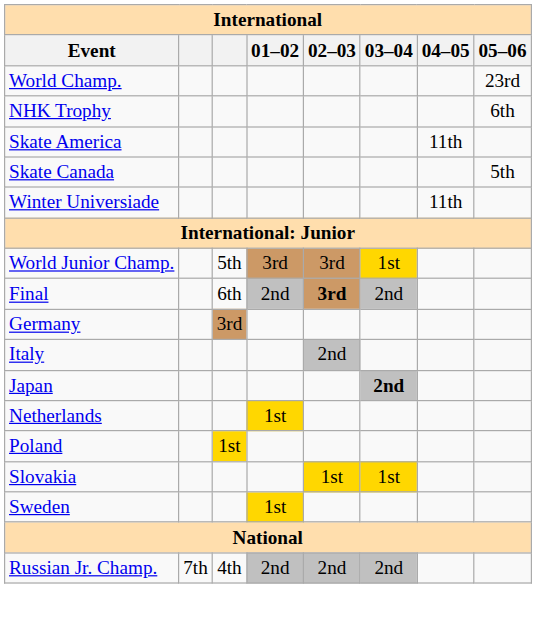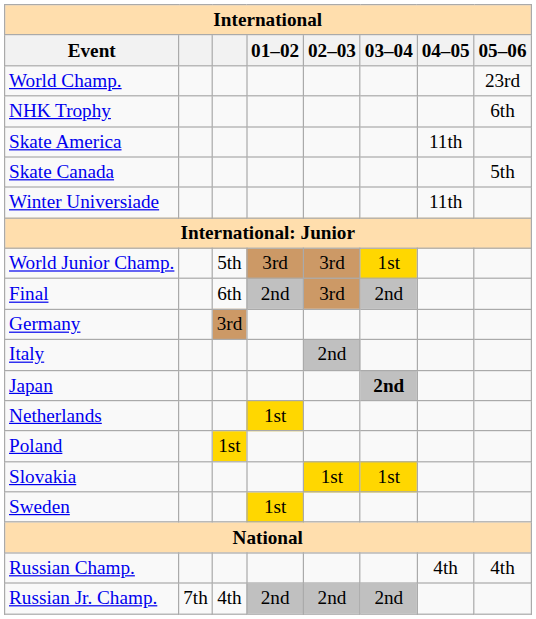(332, 293) bold -> (332, 293) normal
+ row: (72, 567)
